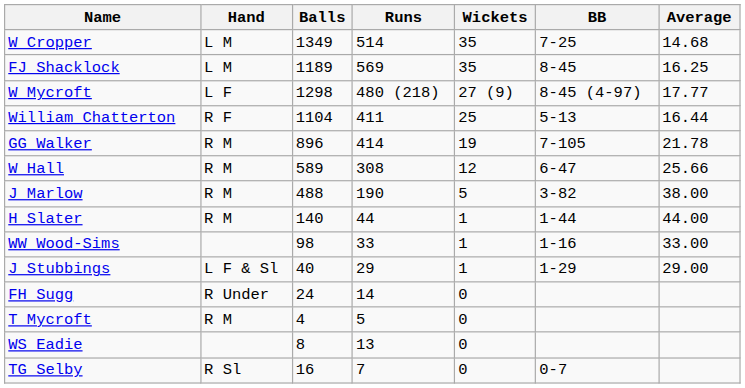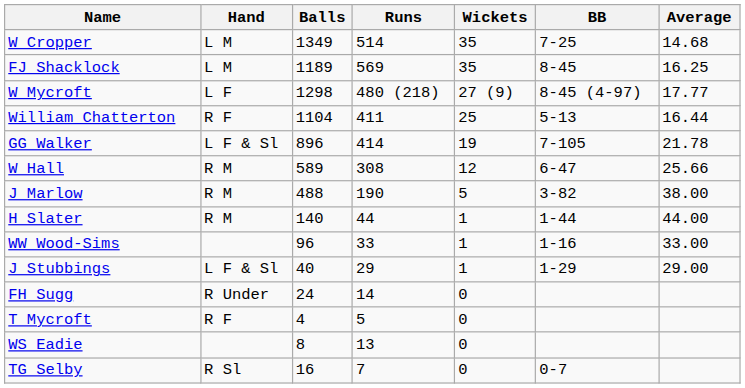(218, 143) R M -> (241, 143) L F & Sl
(305, 244) 98 -> (305, 244) 96
(218, 320) R M -> (218, 320) R F
